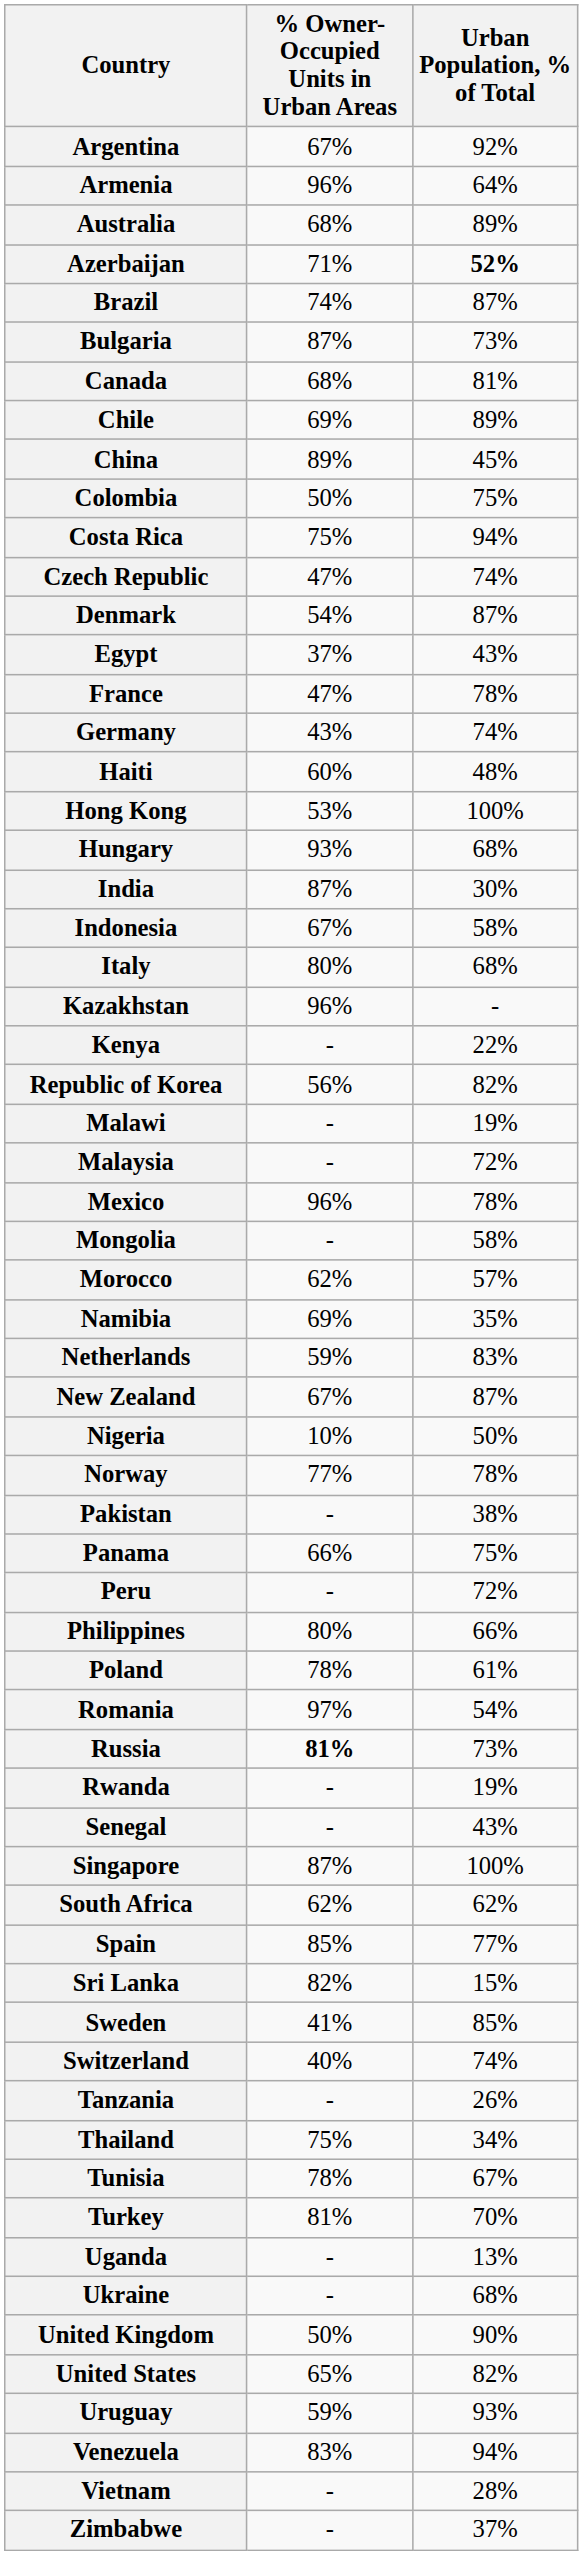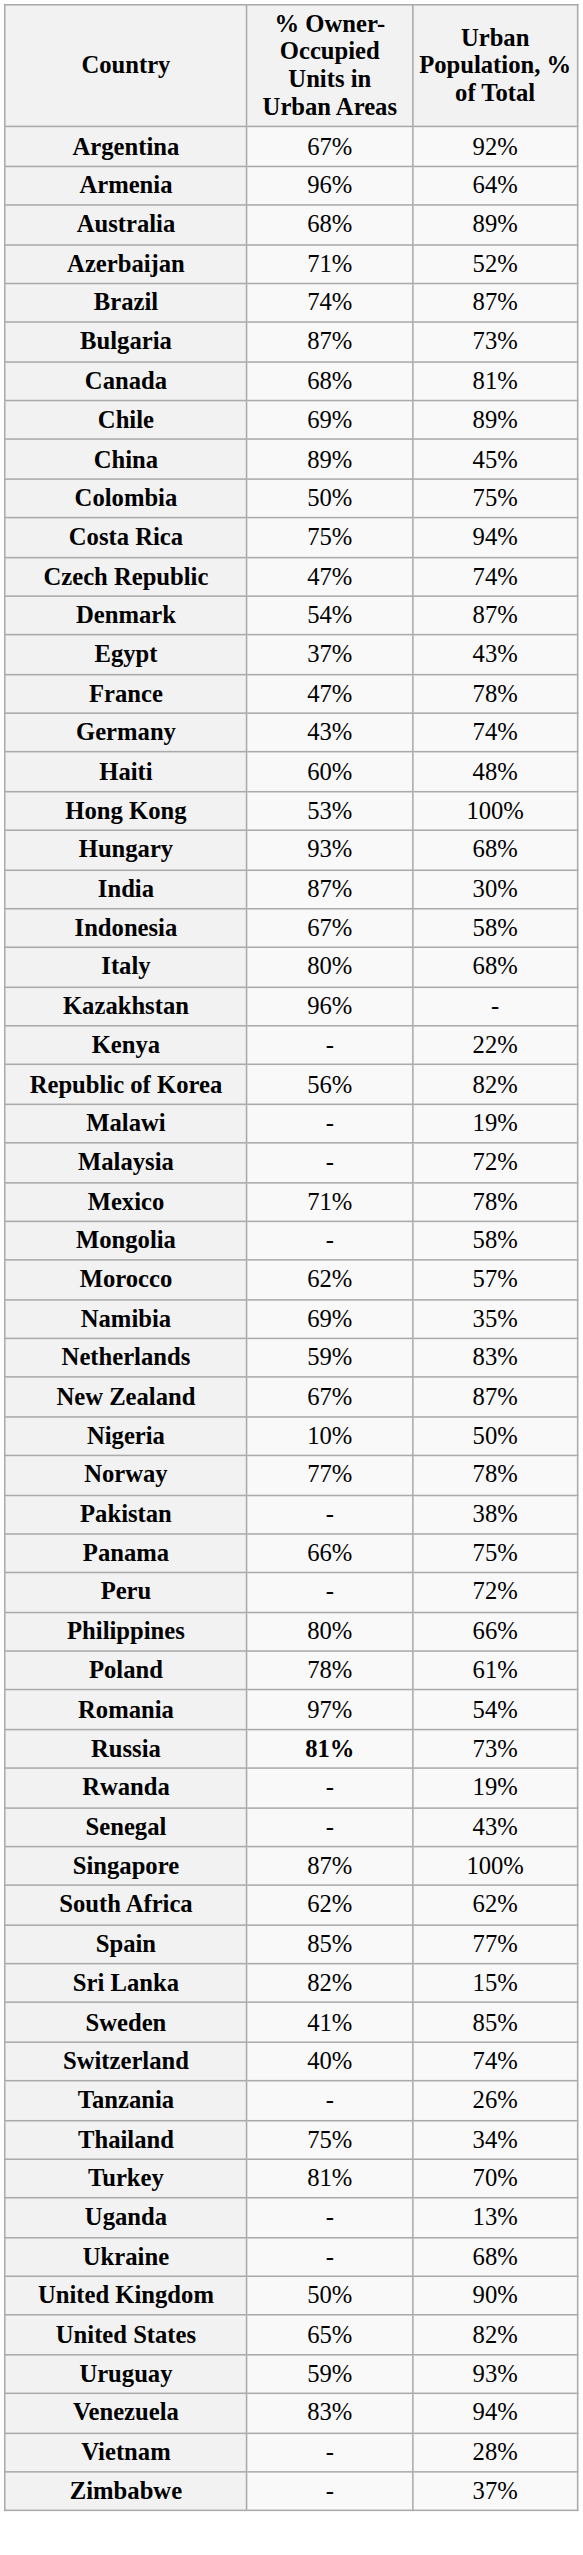(495, 263) bold -> (495, 263) normal
(330, 1201) 96% -> (330, 1201) 71%
- row: (126, 2178)
